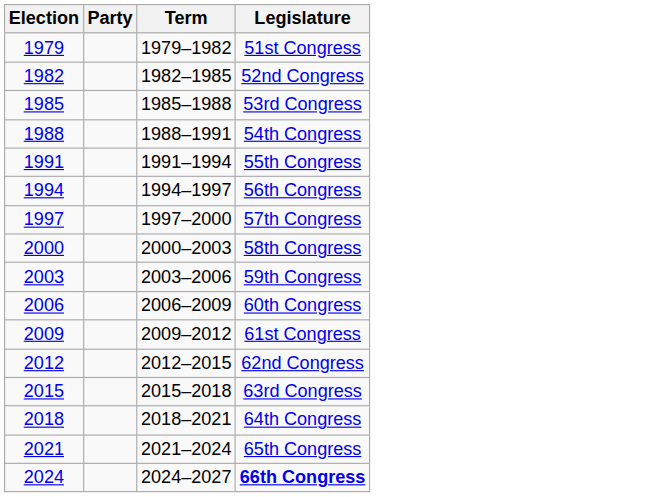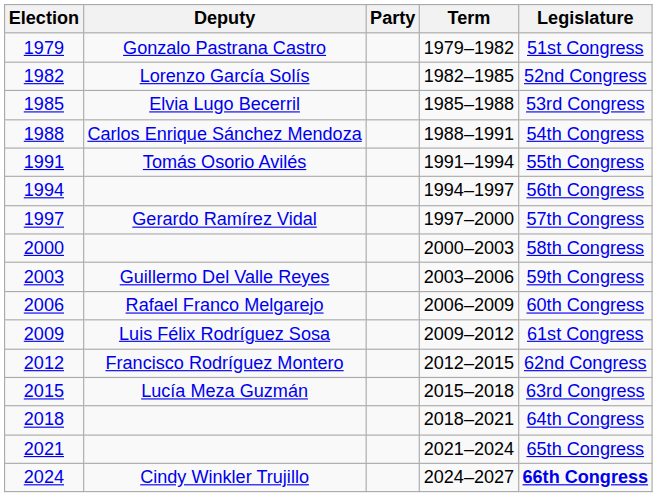+ column: (225, 18)
